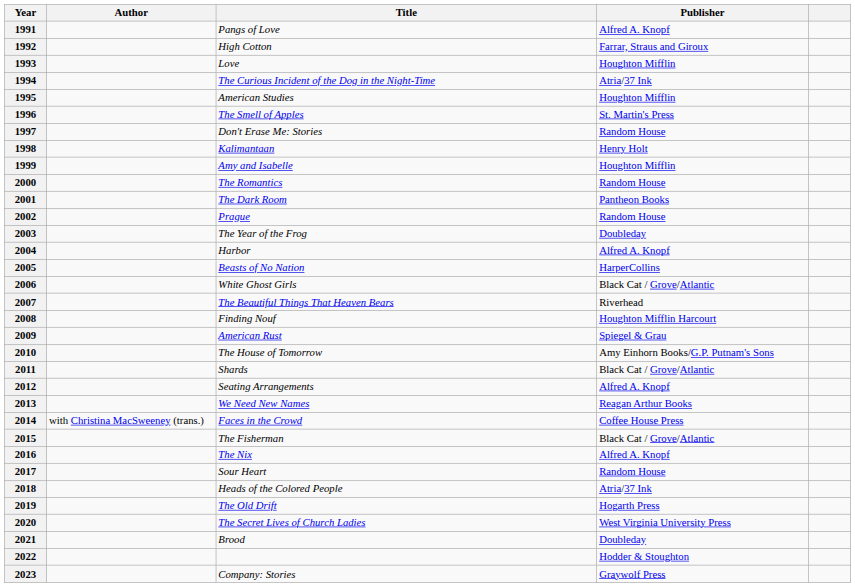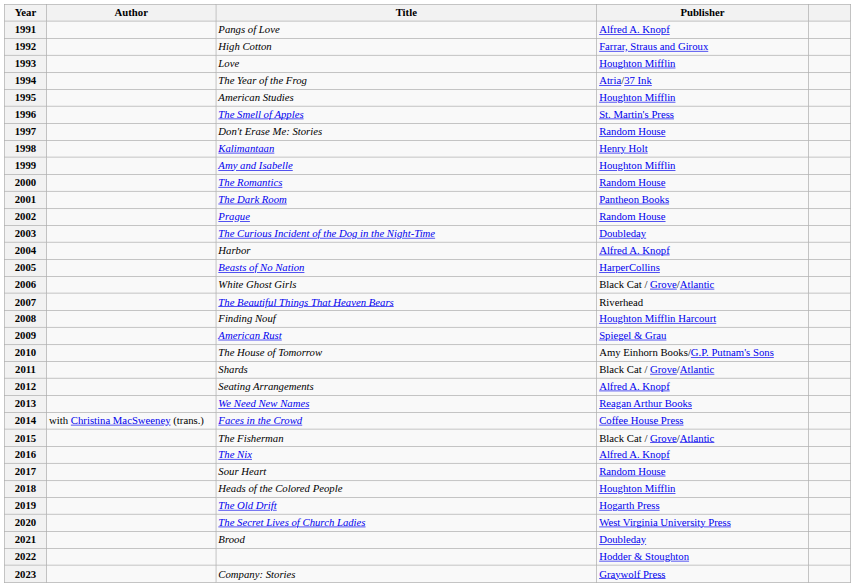(327, 81) The Curious Incident of the Dog in the Night-Time -> (263, 81) The Year of the Frog
(263, 234) The Year of the Frog -> (327, 234) The Curious Incident of the Dog in the Night-Time
(625, 489) Atria/37 Ink -> (637, 489) Houghton Mifflin
